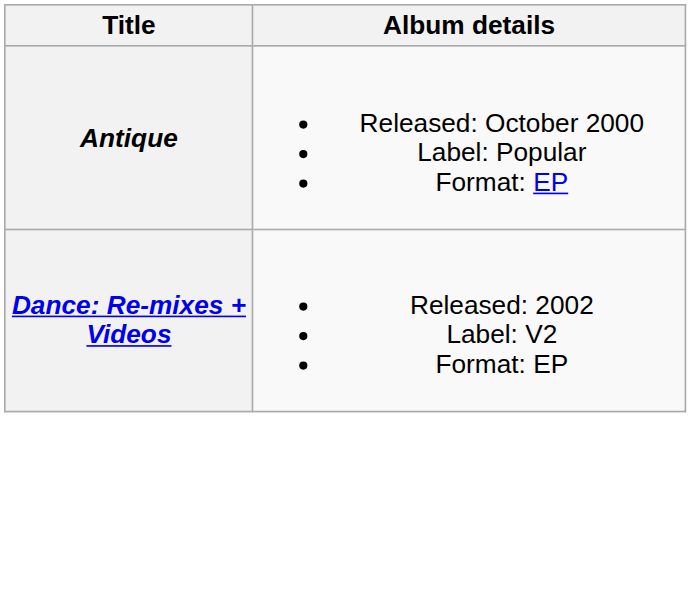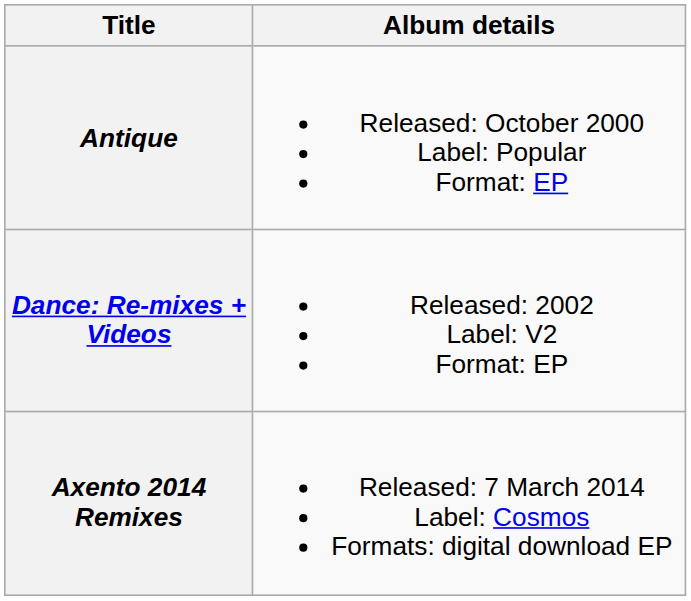+ row: (129, 502)
